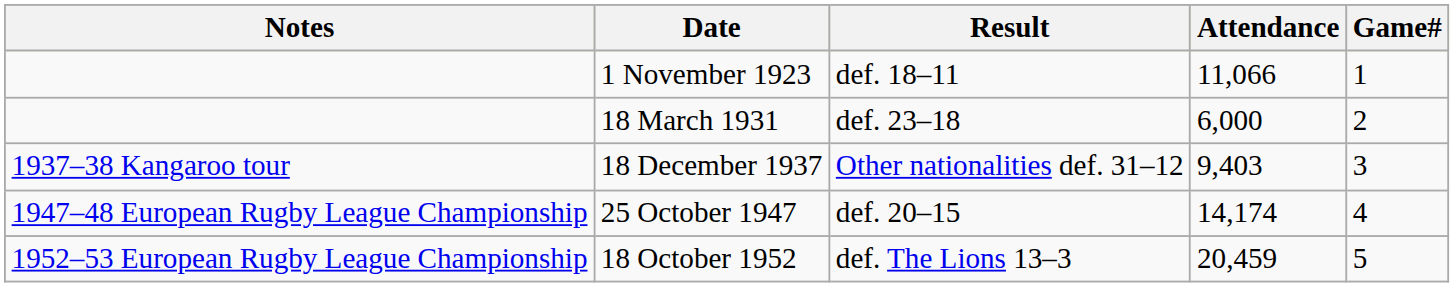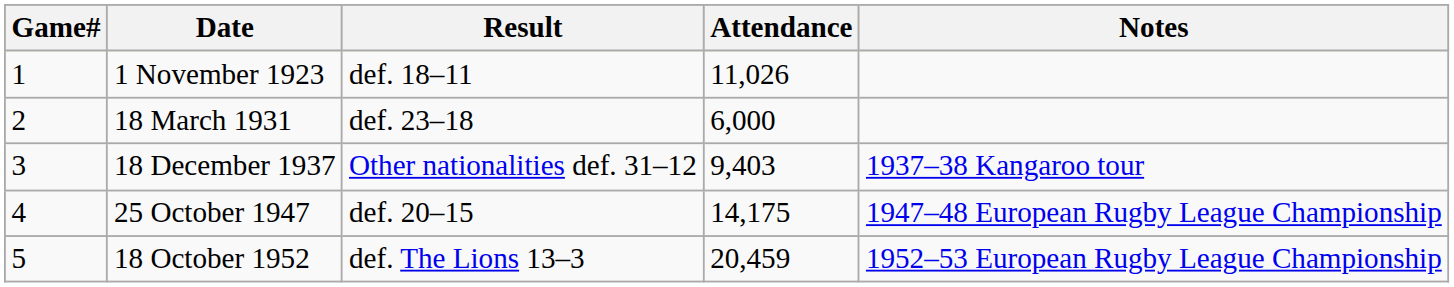columns swapped: (1397, 27) <-> (300, 27)
(1237, 73) 11,066 -> (750, 73) 11,026
(1237, 212) 14,174 -> (750, 212) 14,175
